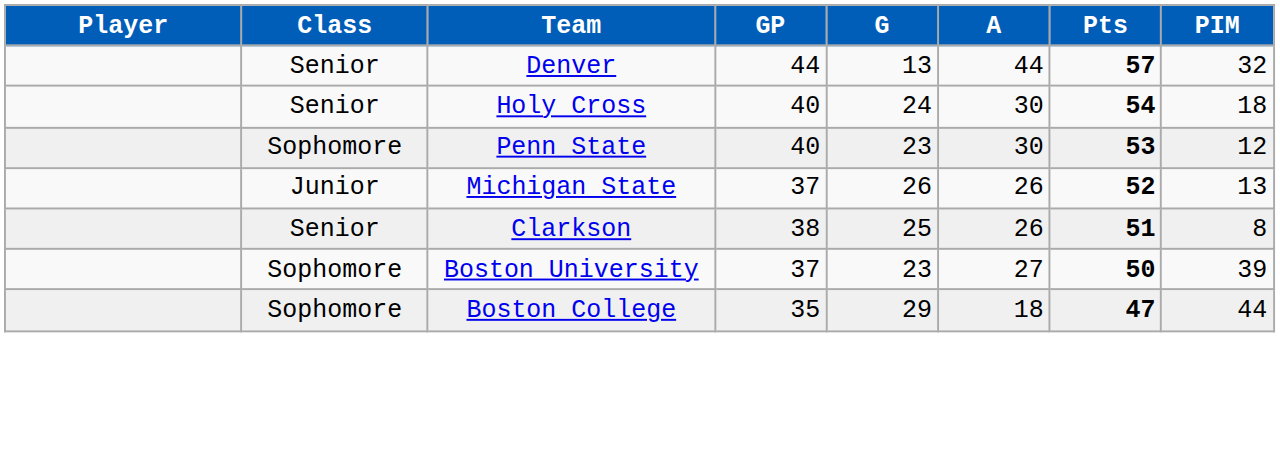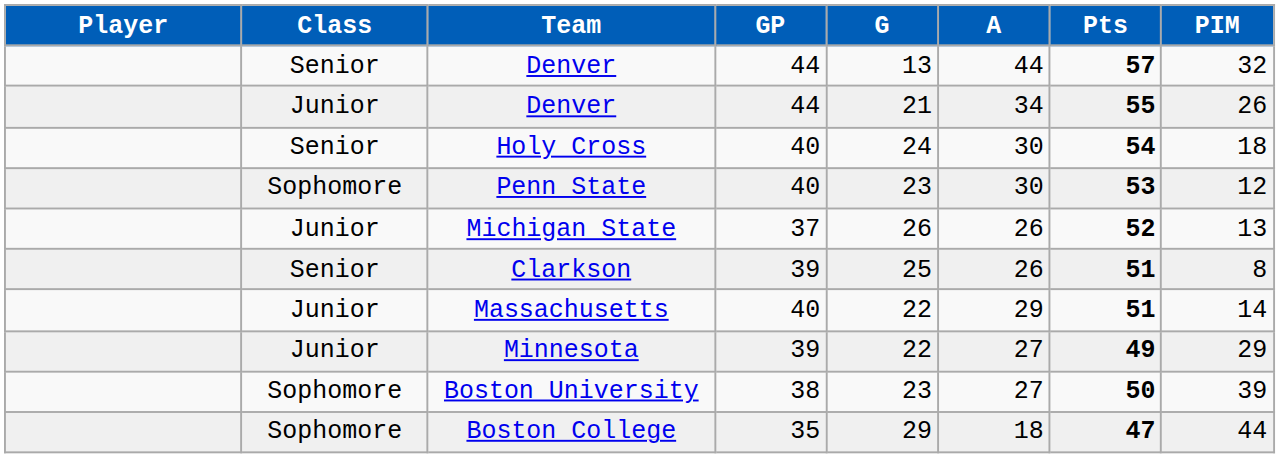+ row: (335, 107)
(805, 229) 38 -> (805, 269) 39
+ row: (335, 310)
+ row: (335, 351)
(805, 269) 37 -> (805, 391) 38
